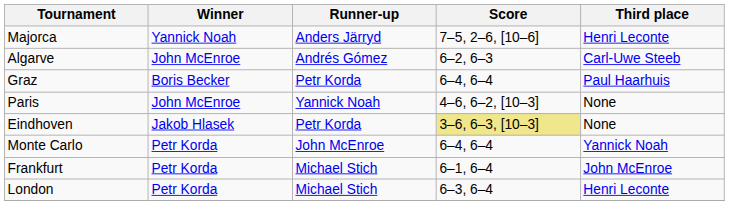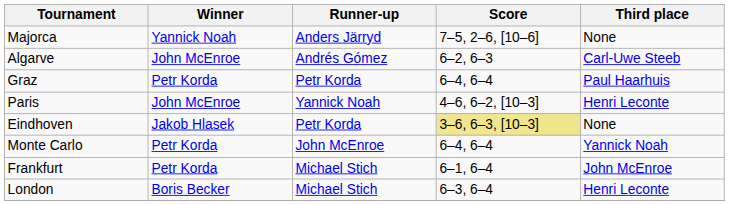(626, 37) Henri Leconte -> (600, 37) None
(191, 80) Boris Becker -> (184, 80) Petr Korda
(600, 102) None -> (626, 102) Henri Leconte
(184, 189) Petr Korda -> (191, 189) Boris Becker
